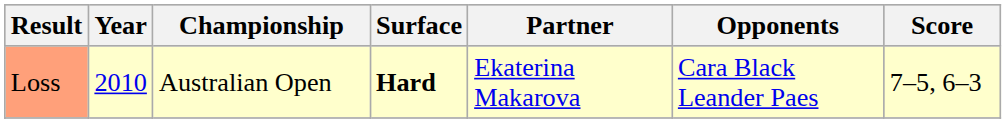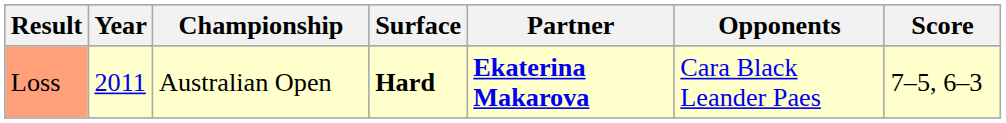(121, 81) 2010 -> (120, 81) 2011
(527, 81) normal -> (531, 81) bold
